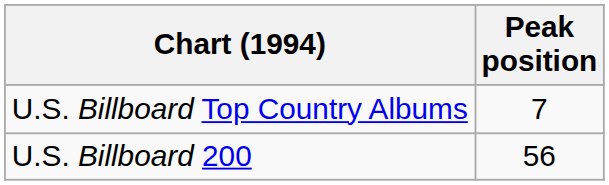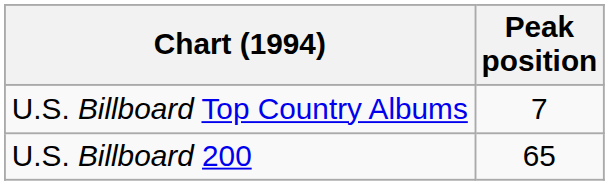(539, 155) 56 -> (539, 155) 65
